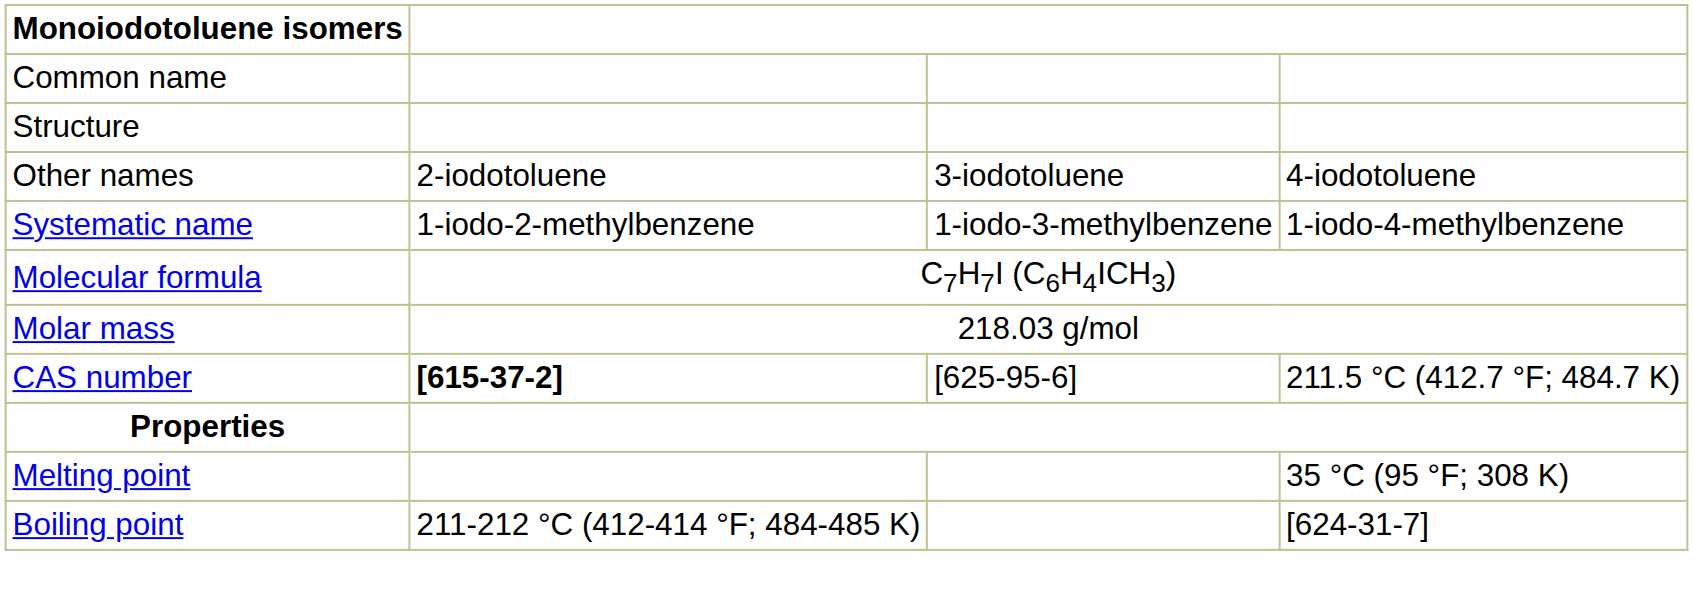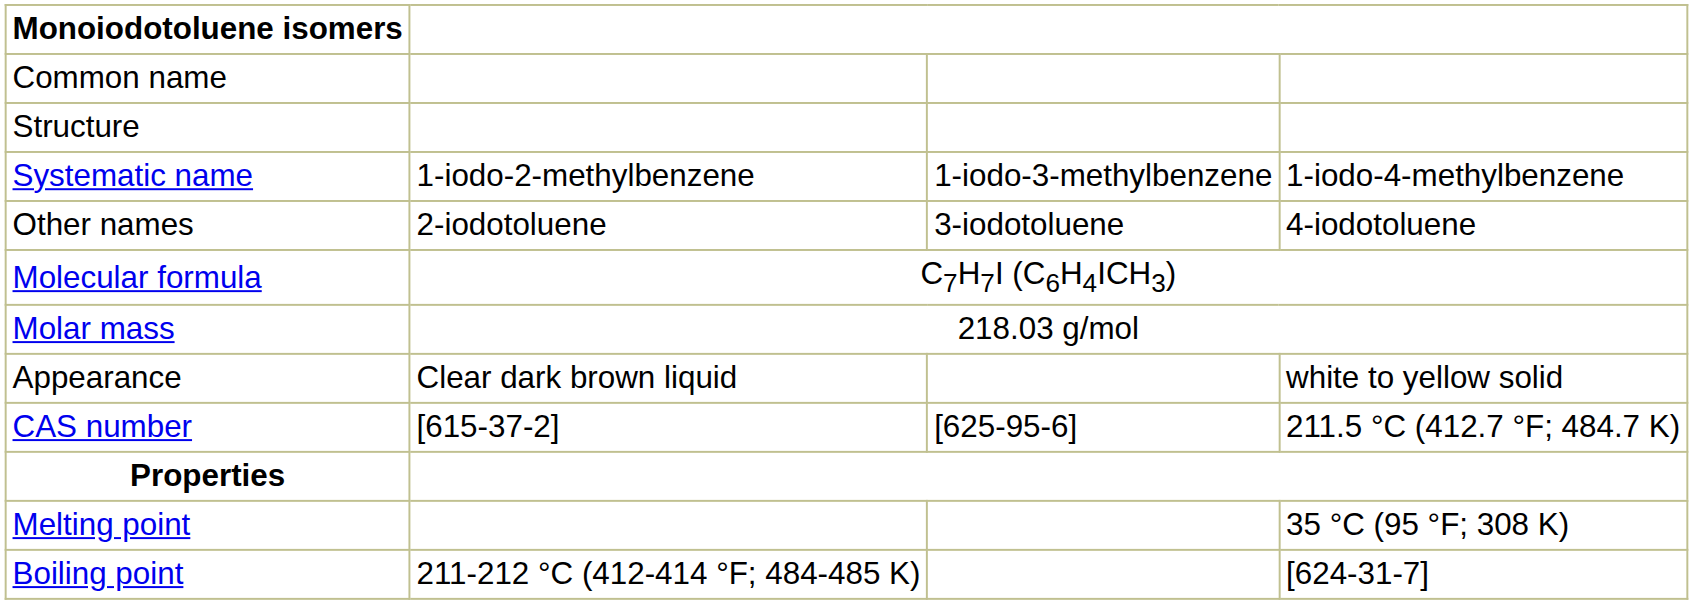rows swapped: (133, 224) <-> (103, 176)
+ row: (97, 378)
(490, 378) bold -> (488, 427) normal
